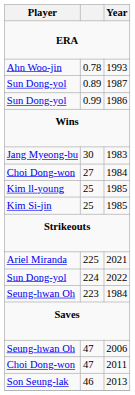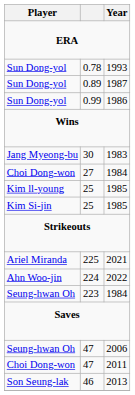(34, 67) Ahn Woo-jin -> (37, 67) Sun Dong-yol
(37, 277) Sun Dong-yol -> (34, 277) Ahn Woo-jin
